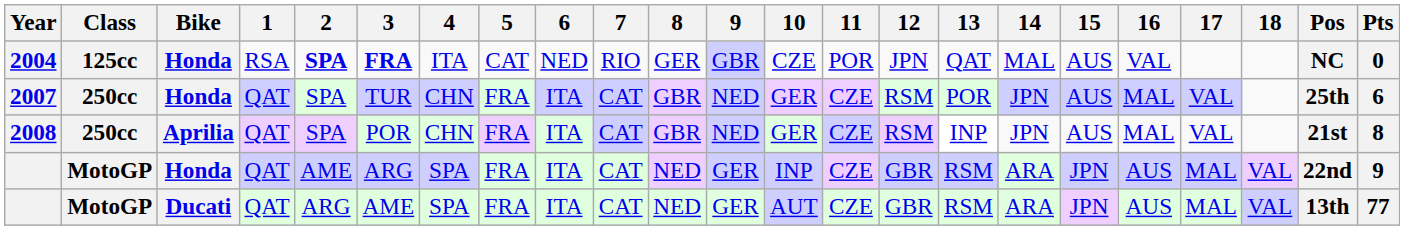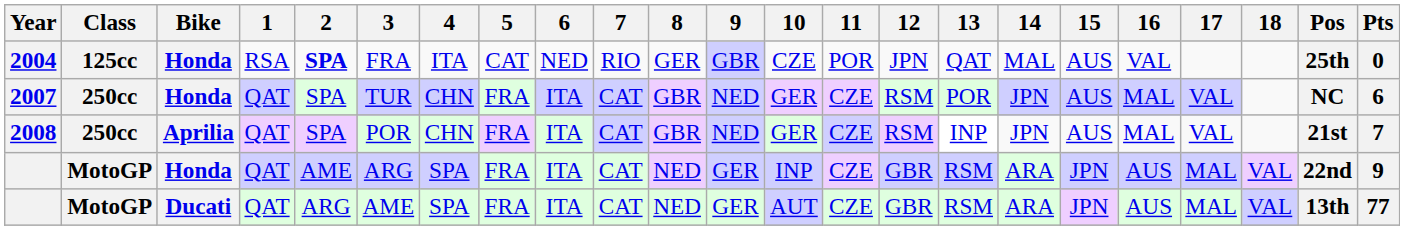(388, 59) bold -> (388, 59) normal
(1327, 59) NC -> (1327, 59) 25th
(1327, 96) 25th -> (1327, 96) NC
(1378, 133) 8 -> (1378, 133) 7
